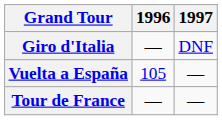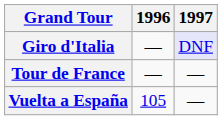(196, 45) no background -> (196, 45) lavender background
rows swapped: (68, 100) <-> (68, 73)
